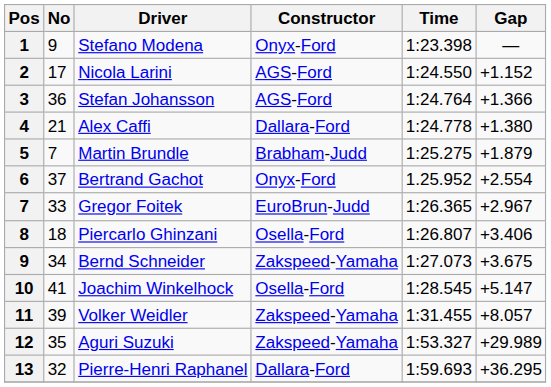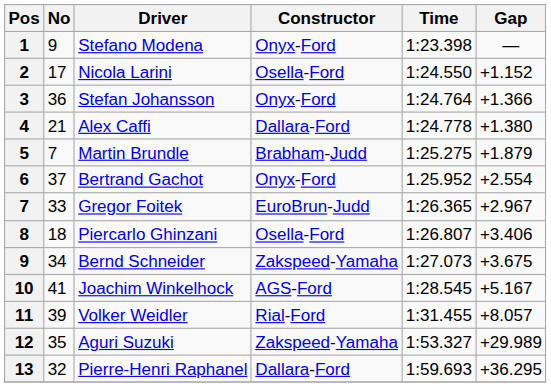(294, 72) AGS-Ford -> (300, 72) Osella-Ford
(294, 99) AGS-Ford -> (296, 99) Onyx-Ford
(300, 288) Osella-Ford -> (294, 288) AGS-Ford
(506, 288) +5.147 -> (506, 288) +5.167
(327, 315) Zakspeed-Yamaha -> (290, 315) Rial-Ford
